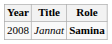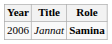(18, 30) 2008 -> (18, 30) 2006
